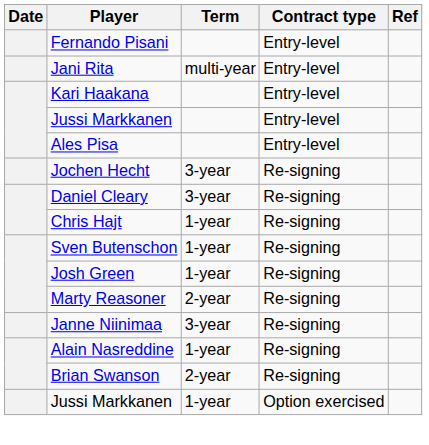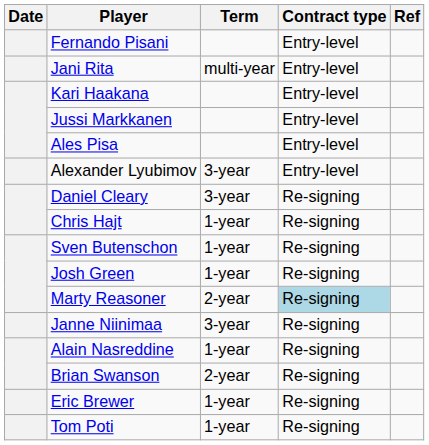+ row: (124, 171)
- row: (100, 171)
(302, 299) no background -> (321, 299) lightblue background
+ row: (92, 401)
+ row: (82, 427)
- row: (111, 401)
